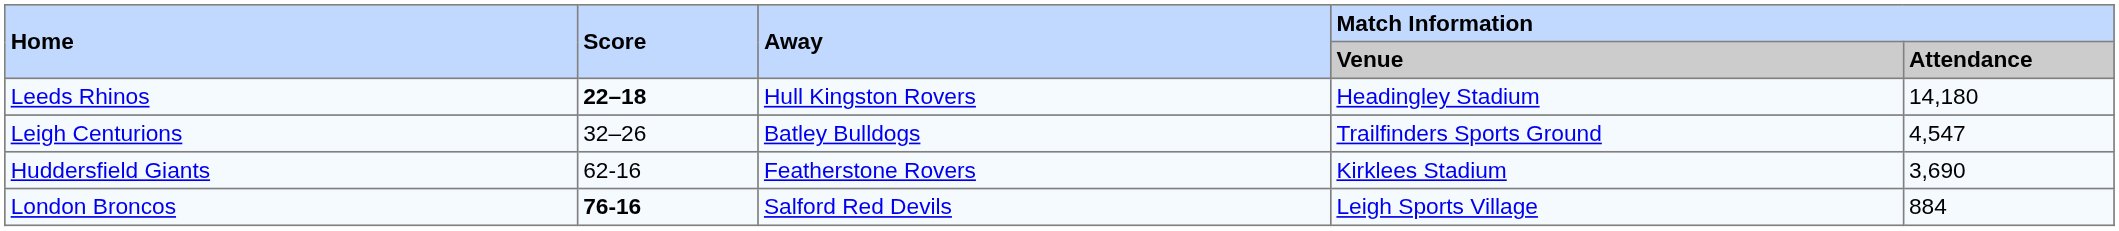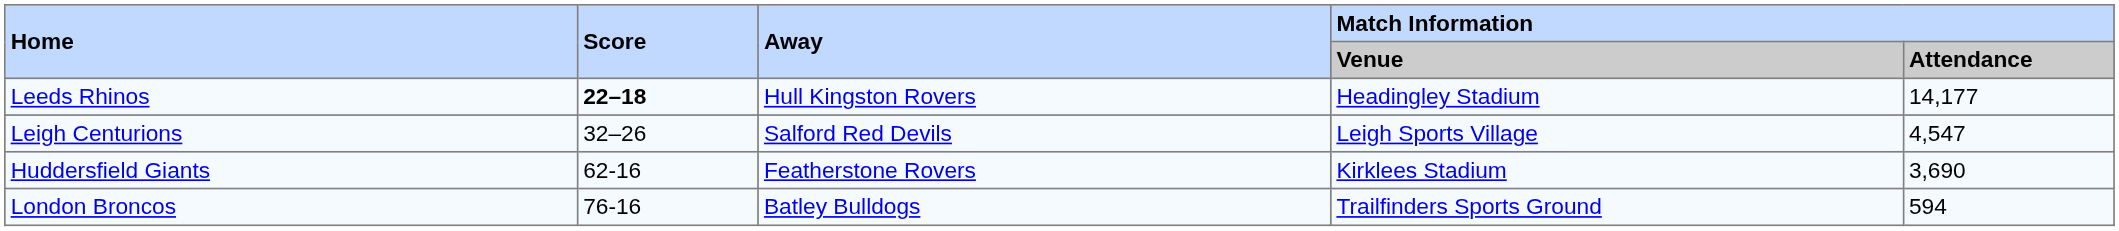(1944, 97) 14,180 -> (1944, 97) 14,177
(842, 133) Batley Bulldogs -> (858, 133) Salford Red Devils
(1469, 133) Trailfinders Sports Ground -> (1437, 133) Leigh Sports Village
(612, 207) bold -> (612, 207) normal
(858, 207) Salford Red Devils -> (842, 207) Batley Bulldogs
(1437, 207) Leigh Sports Village -> (1469, 207) Trailfinders Sports Ground
(1928, 207) 884 -> (1928, 207) 594
